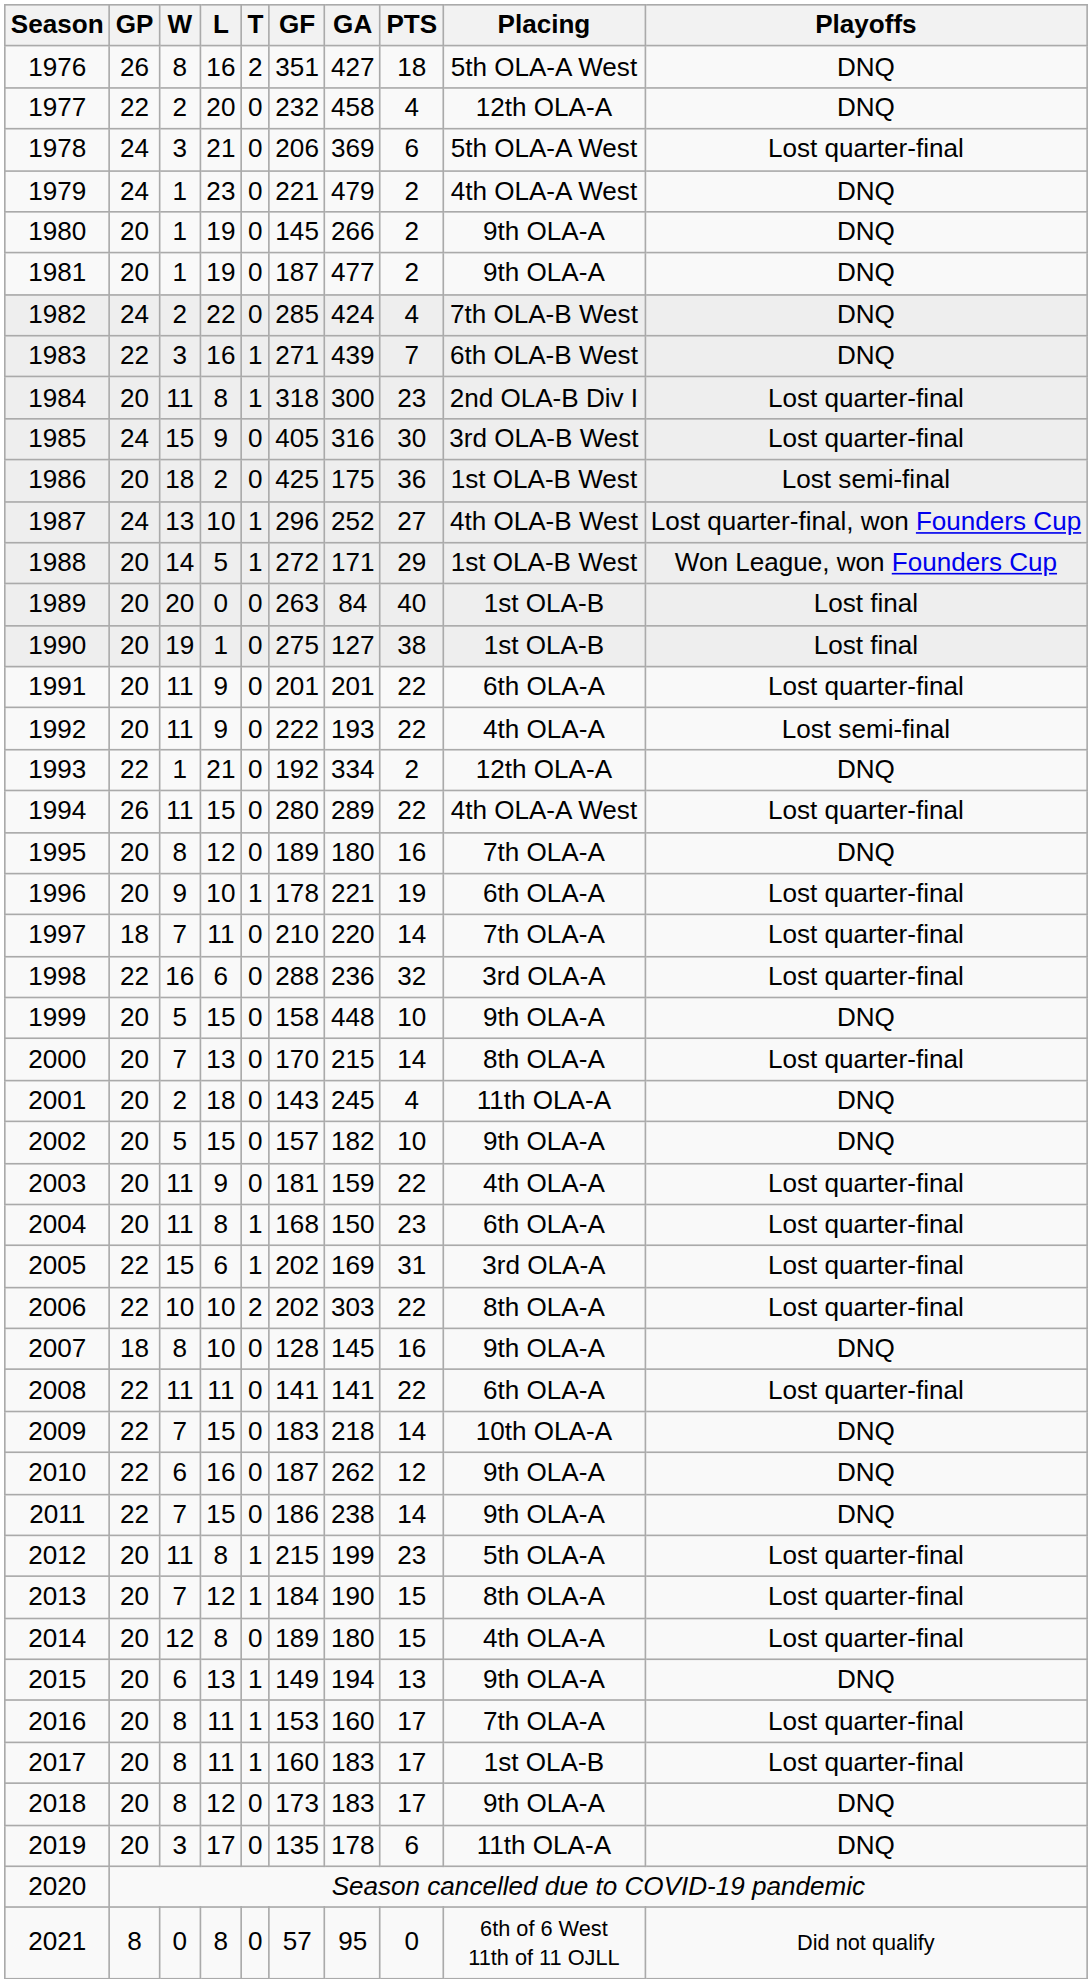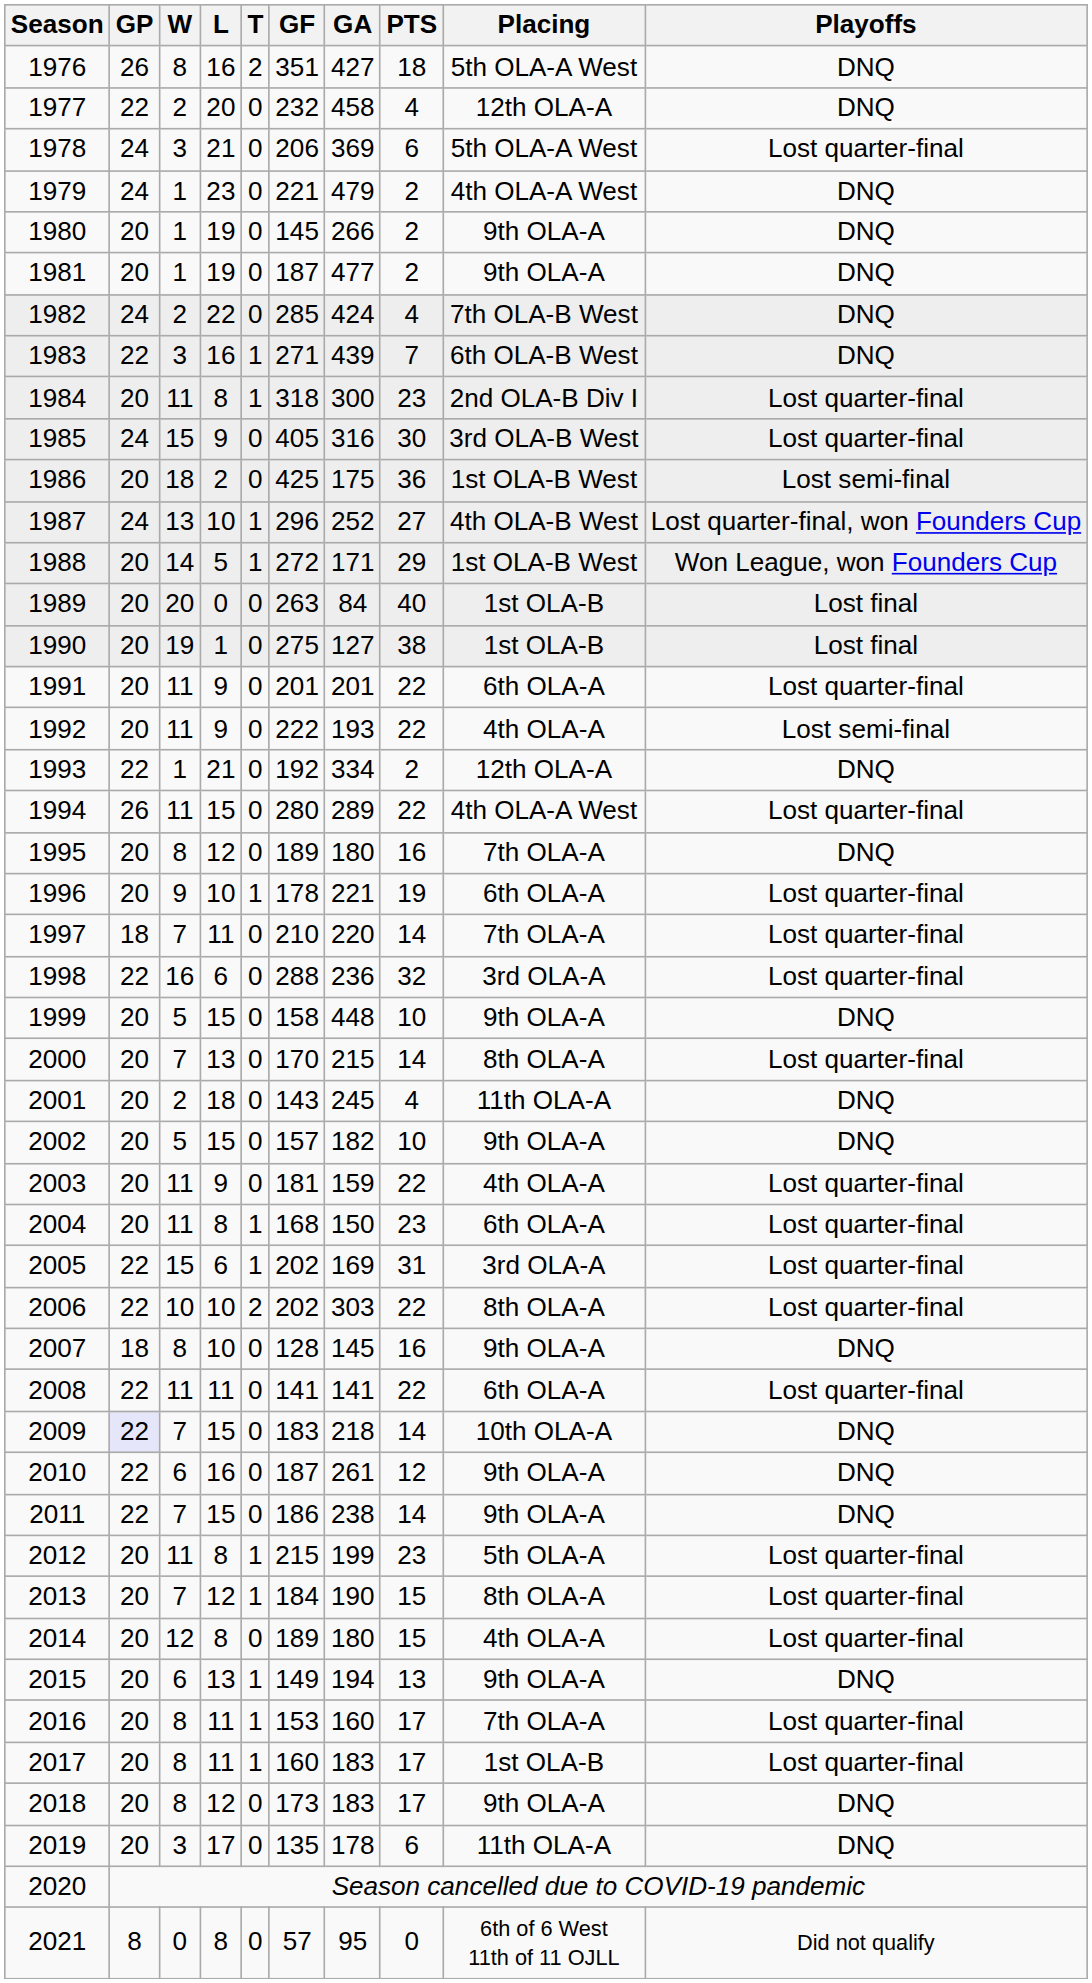(134, 1431) no background -> (134, 1431) lavender background
(353, 1472) 262 -> (353, 1472) 261
